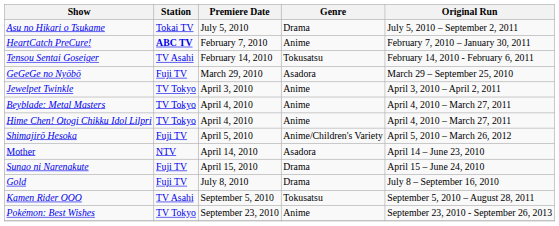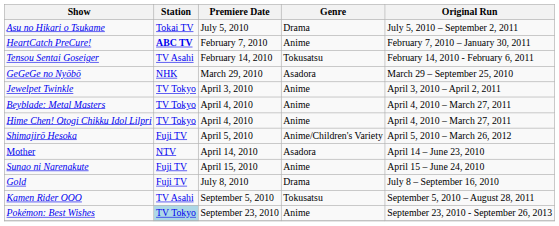(172, 74) Fuji TV -> (167, 74) NHK
(297, 167) Drama -> (297, 167) Anime
(176, 213) no background -> (176, 213) lightblue background
